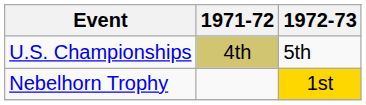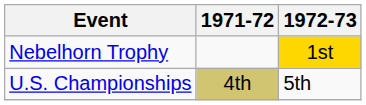rows swapped: (100, 52) <-> (89, 83)
